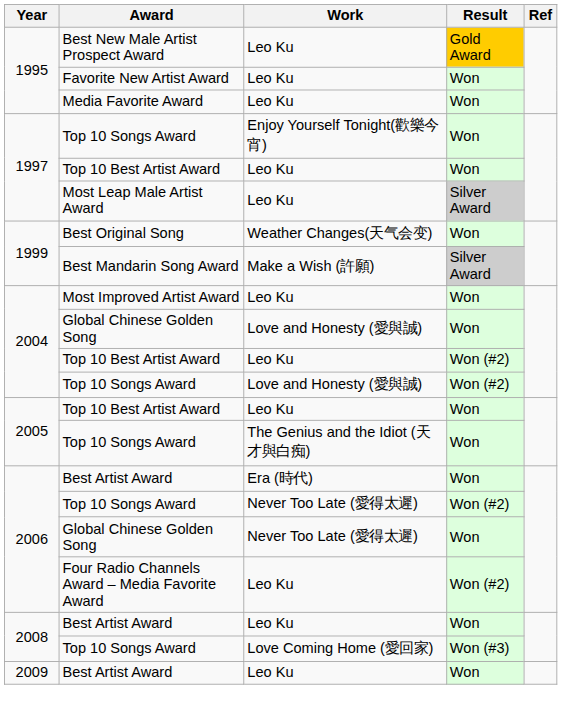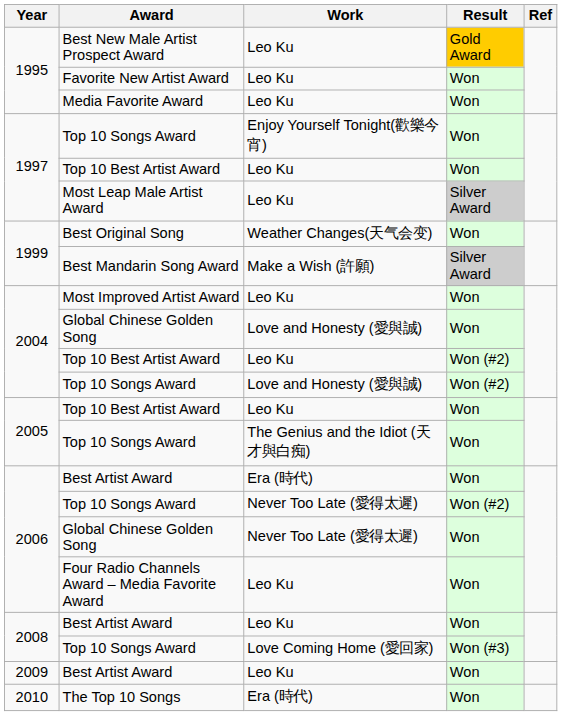(485, 585) Won (#2) -> (485, 585) Won
+ row: (32, 697)
